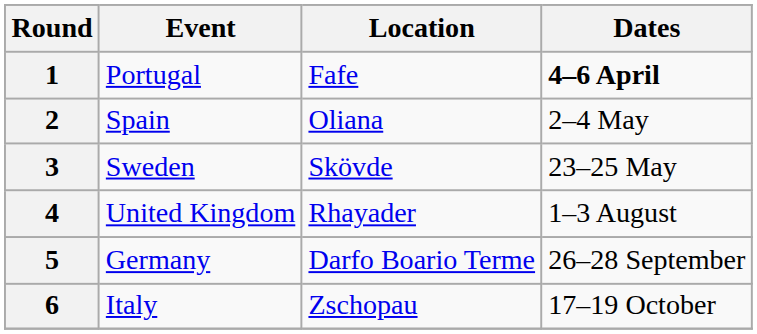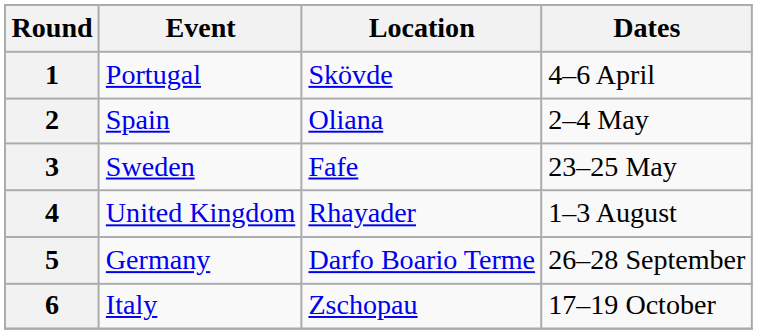(333, 74) Fafe -> (351, 74) Skövde
(604, 74) bold -> (602, 74) normal
(351, 166) Skövde -> (333, 166) Fafe
